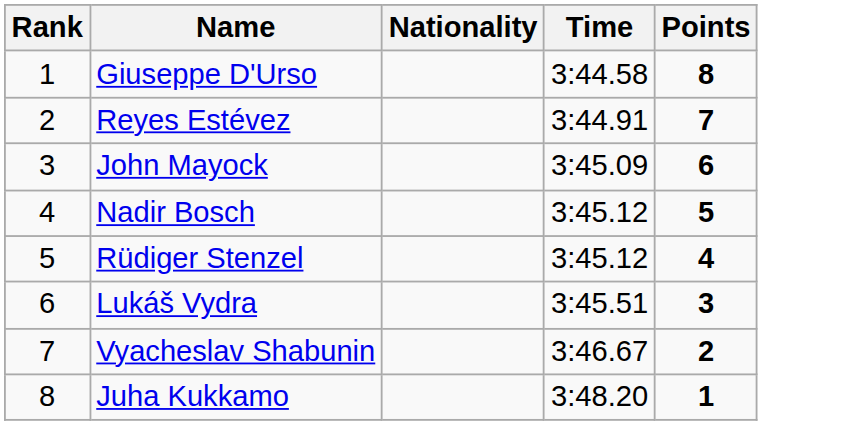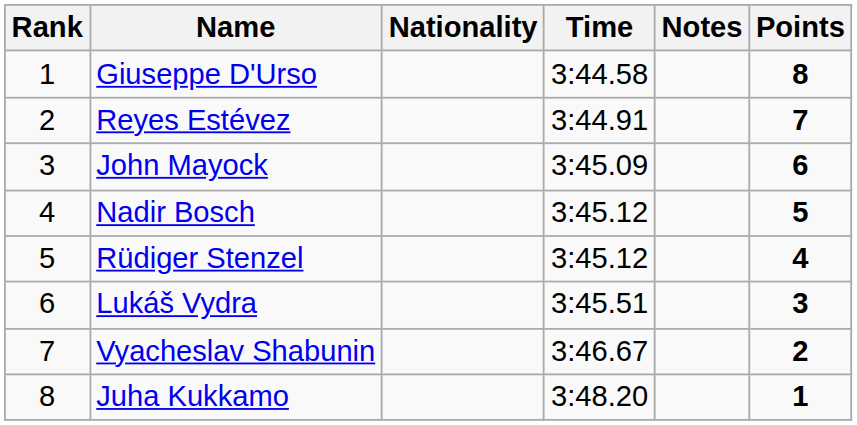+ column: (702, 27)
